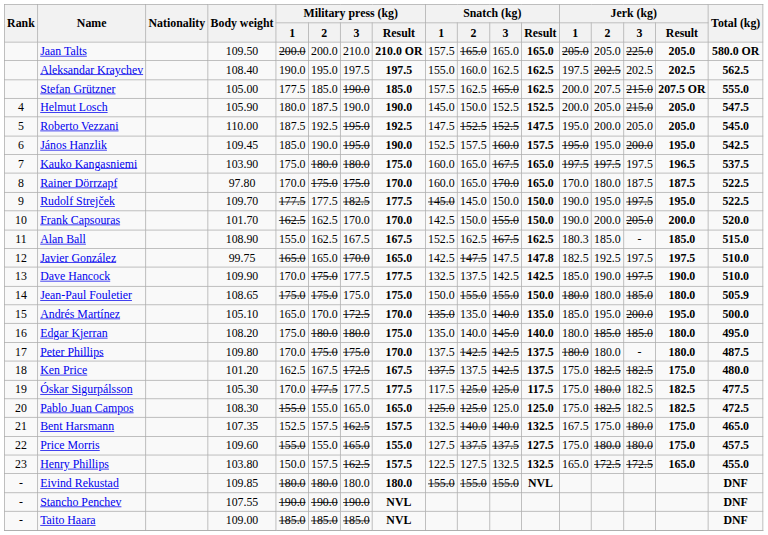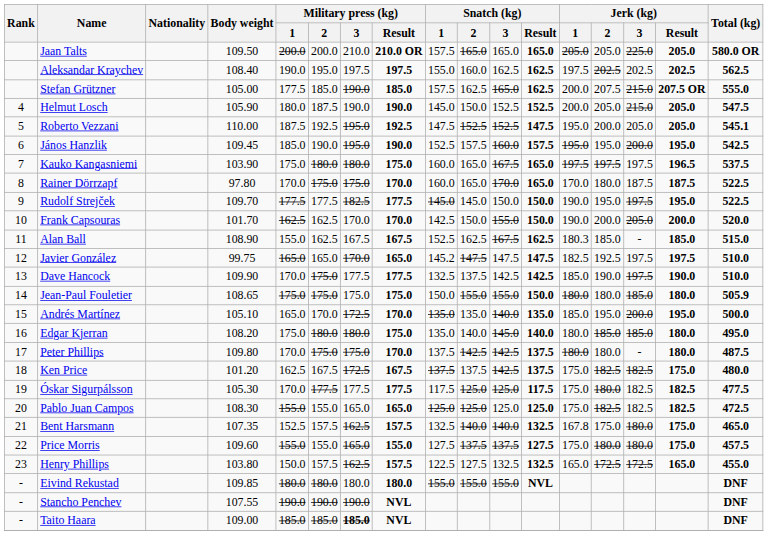(736, 126) 545.0 -> (736, 126) 545.1
(441, 257) 142.5 -> (441, 257) 145.2
(540, 257) 147.8 -> (540, 257) 147.5
(575, 426) 167.5 -> (575, 426) 167.8
(356, 520) normal -> (356, 520) bold
